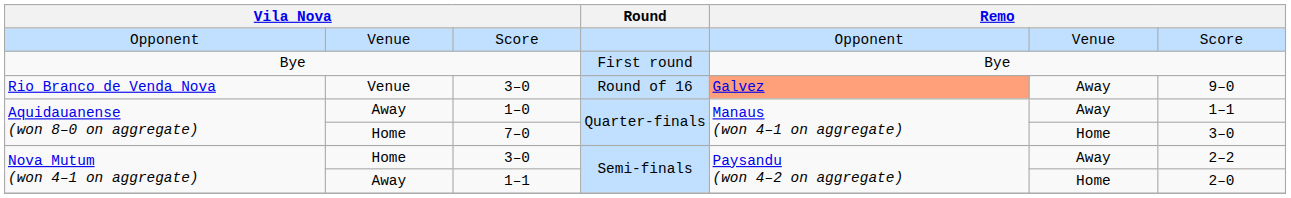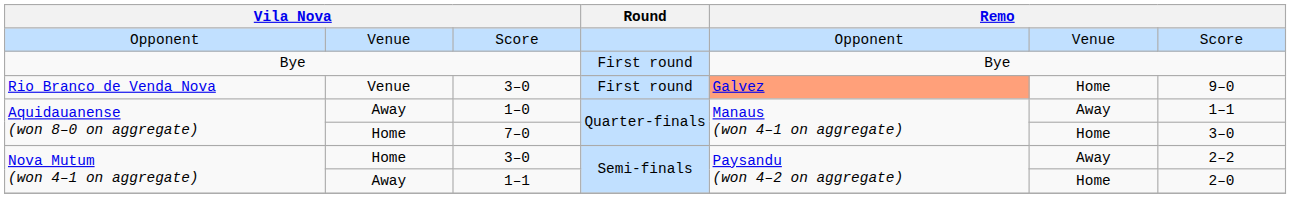(645, 87) Round of 16 -> (645, 87) First round
(1093, 87) Away -> (1093, 87) Home
